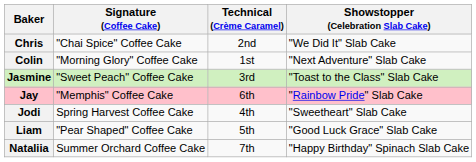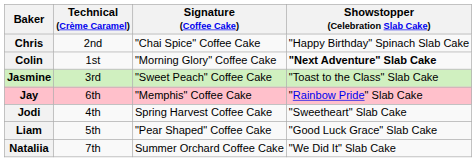columns swapped: (131, 19) <-> (247, 19)
(342, 43) "We Did It" Slab Cake -> (379, 43) "Happy Birthday" Spinach Slab Cake
(358, 60) normal -> (363, 60) bold
(379, 148) "Happy Birthday" Spinach Slab Cake -> (342, 148) "We Did It" Slab Cake
